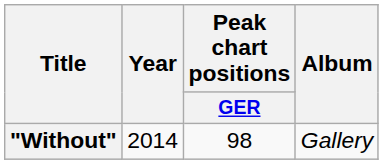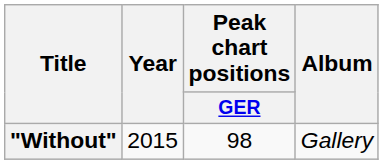(153, 141) 2014 -> (153, 141) 2015
